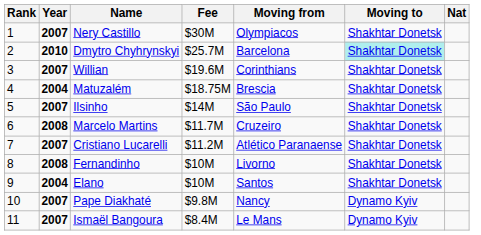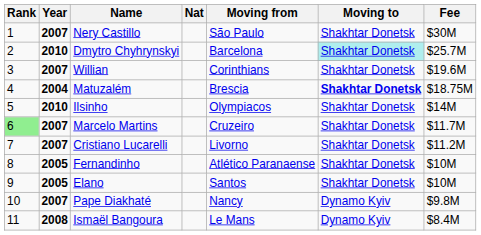columns swapped: (457, 13) <-> (208, 13)
(267, 32) Olympiacos -> (237, 32) São Paulo
(395, 88) normal -> (371, 88) bold
(55, 107) 2007 -> (55, 107) 2010
(264, 107) São Paulo -> (240, 107) Olympiacos
(10, 126) no background -> (10, 126) lightgreen background
(55, 126) 2008 -> (55, 126) 2007
(289, 145) Atlético Paranaense -> (229, 145) Livorno
(55, 164) 2008 -> (55, 164) 2005
(256, 164) Livorno -> (262, 164) Atlético Paranaense
(55, 182) 2004 -> (55, 182) 2005
(55, 220) 2007 -> (55, 220) 2008
